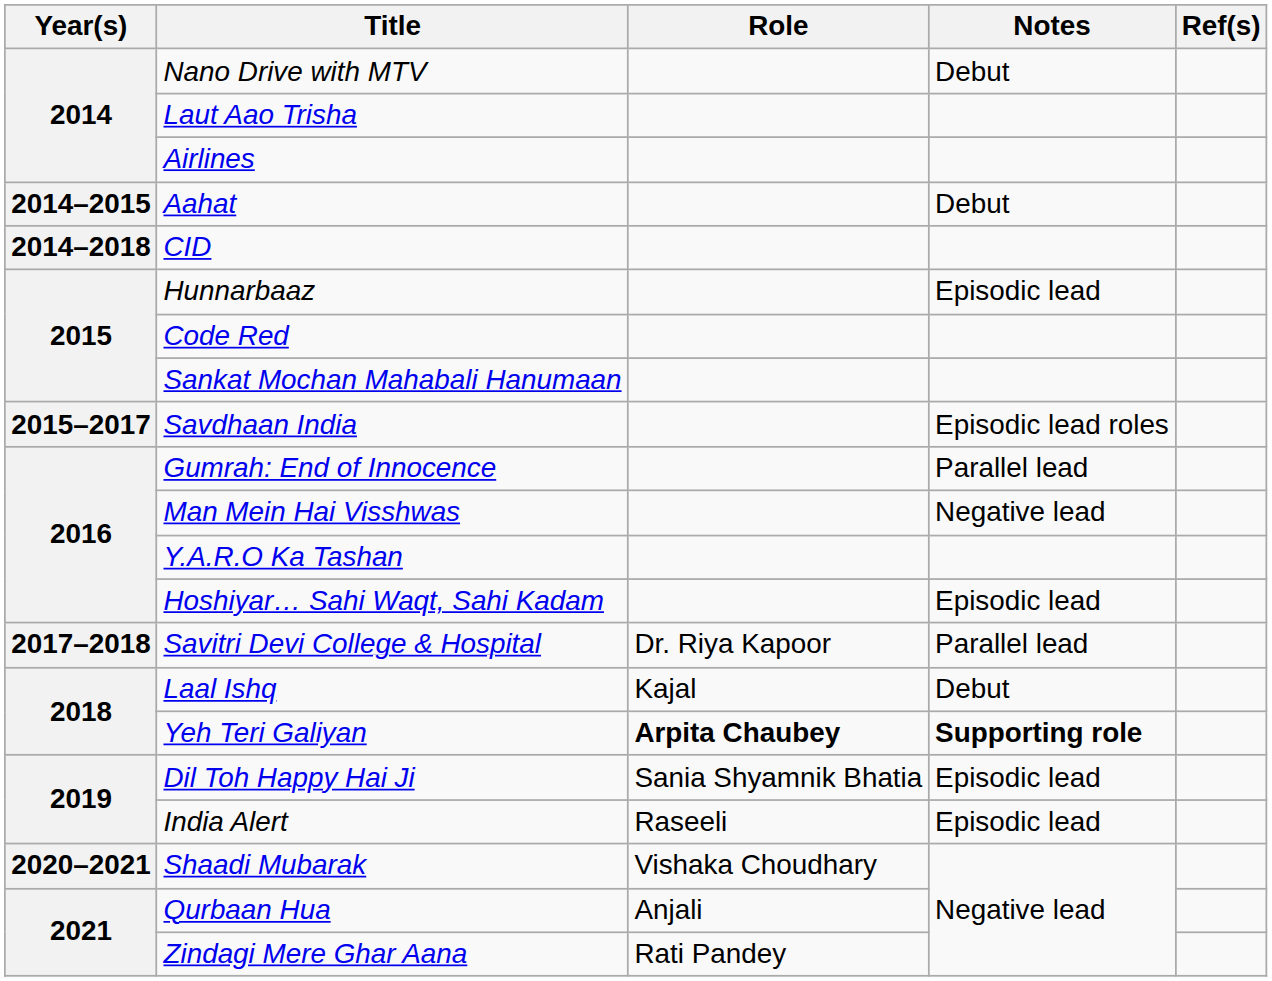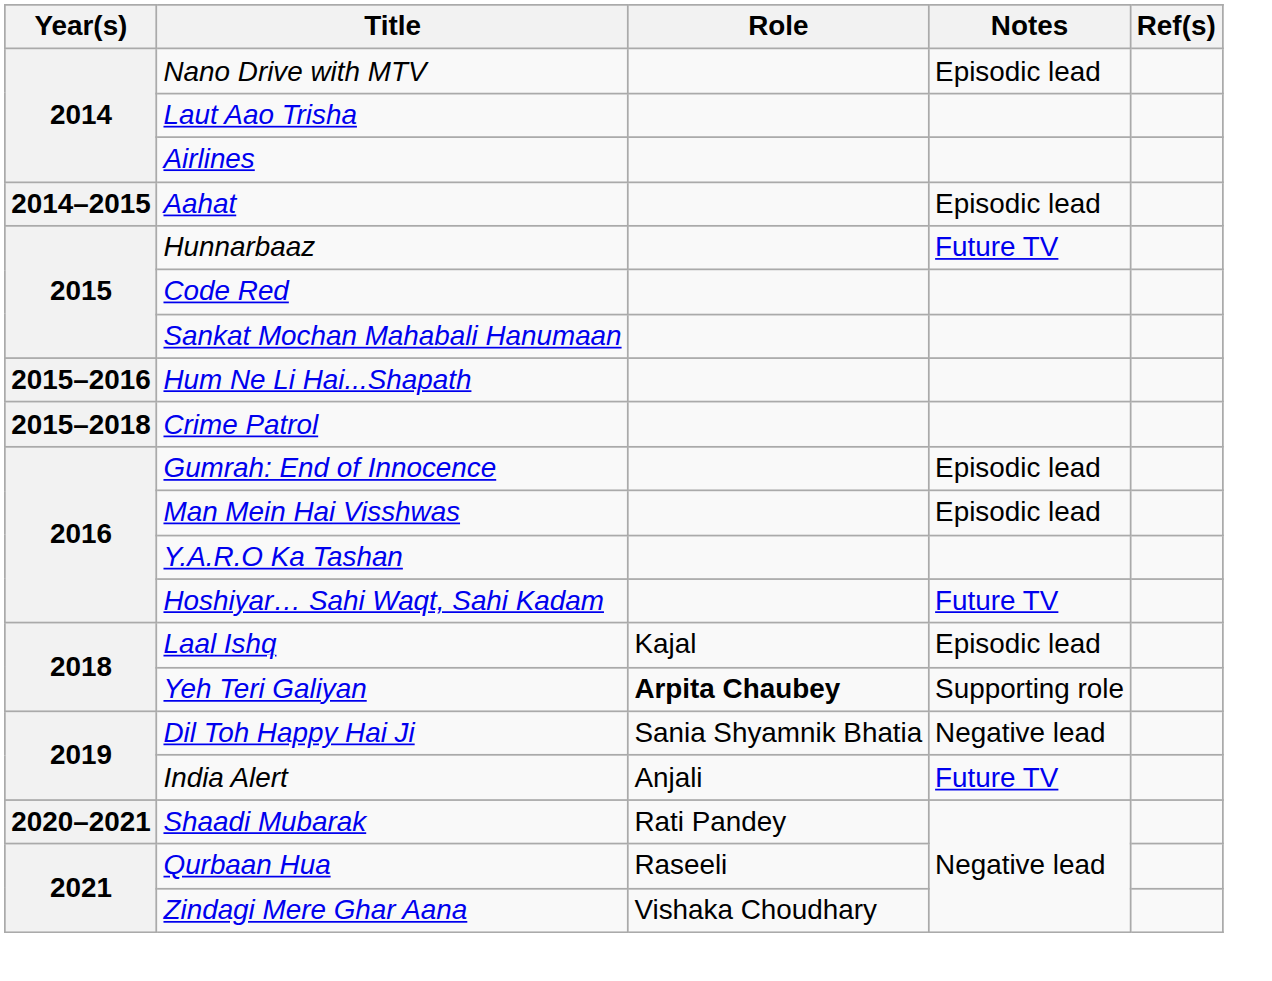(972, 70) Debut -> (1018, 70) Episodic lead
(972, 203) Debut -> (1018, 203) Episodic lead
- row: (187, 247)
(1018, 291) Episodic lead -> (997, 247) Future TV
+ row: (317, 379)
- row: (260, 423)
+ row: (241, 423)
(1012, 468) Parallel lead -> (1018, 468) Episodic lead
(1020, 512) Negative lead -> (1018, 512) Episodic lead
(1018, 600) Episodic lead -> (997, 600) Future TV
- row: (352, 644)
(972, 688) Debut -> (1018, 644) Episodic lead
(1039, 733) bold -> (1030, 688) normal
(1018, 777) Episodic lead -> (1020, 733) Negative lead
(681, 821) Raseeli -> (668, 777) Anjali
(1018, 821) Episodic lead -> (997, 777) Future TV
(756, 865) Vishaka Choudhary -> (710, 821) Rati Pandey
(668, 909) Anjali -> (681, 865) Raseeli
(710, 953) Rati Pandey -> (756, 909) Vishaka Choudhary
